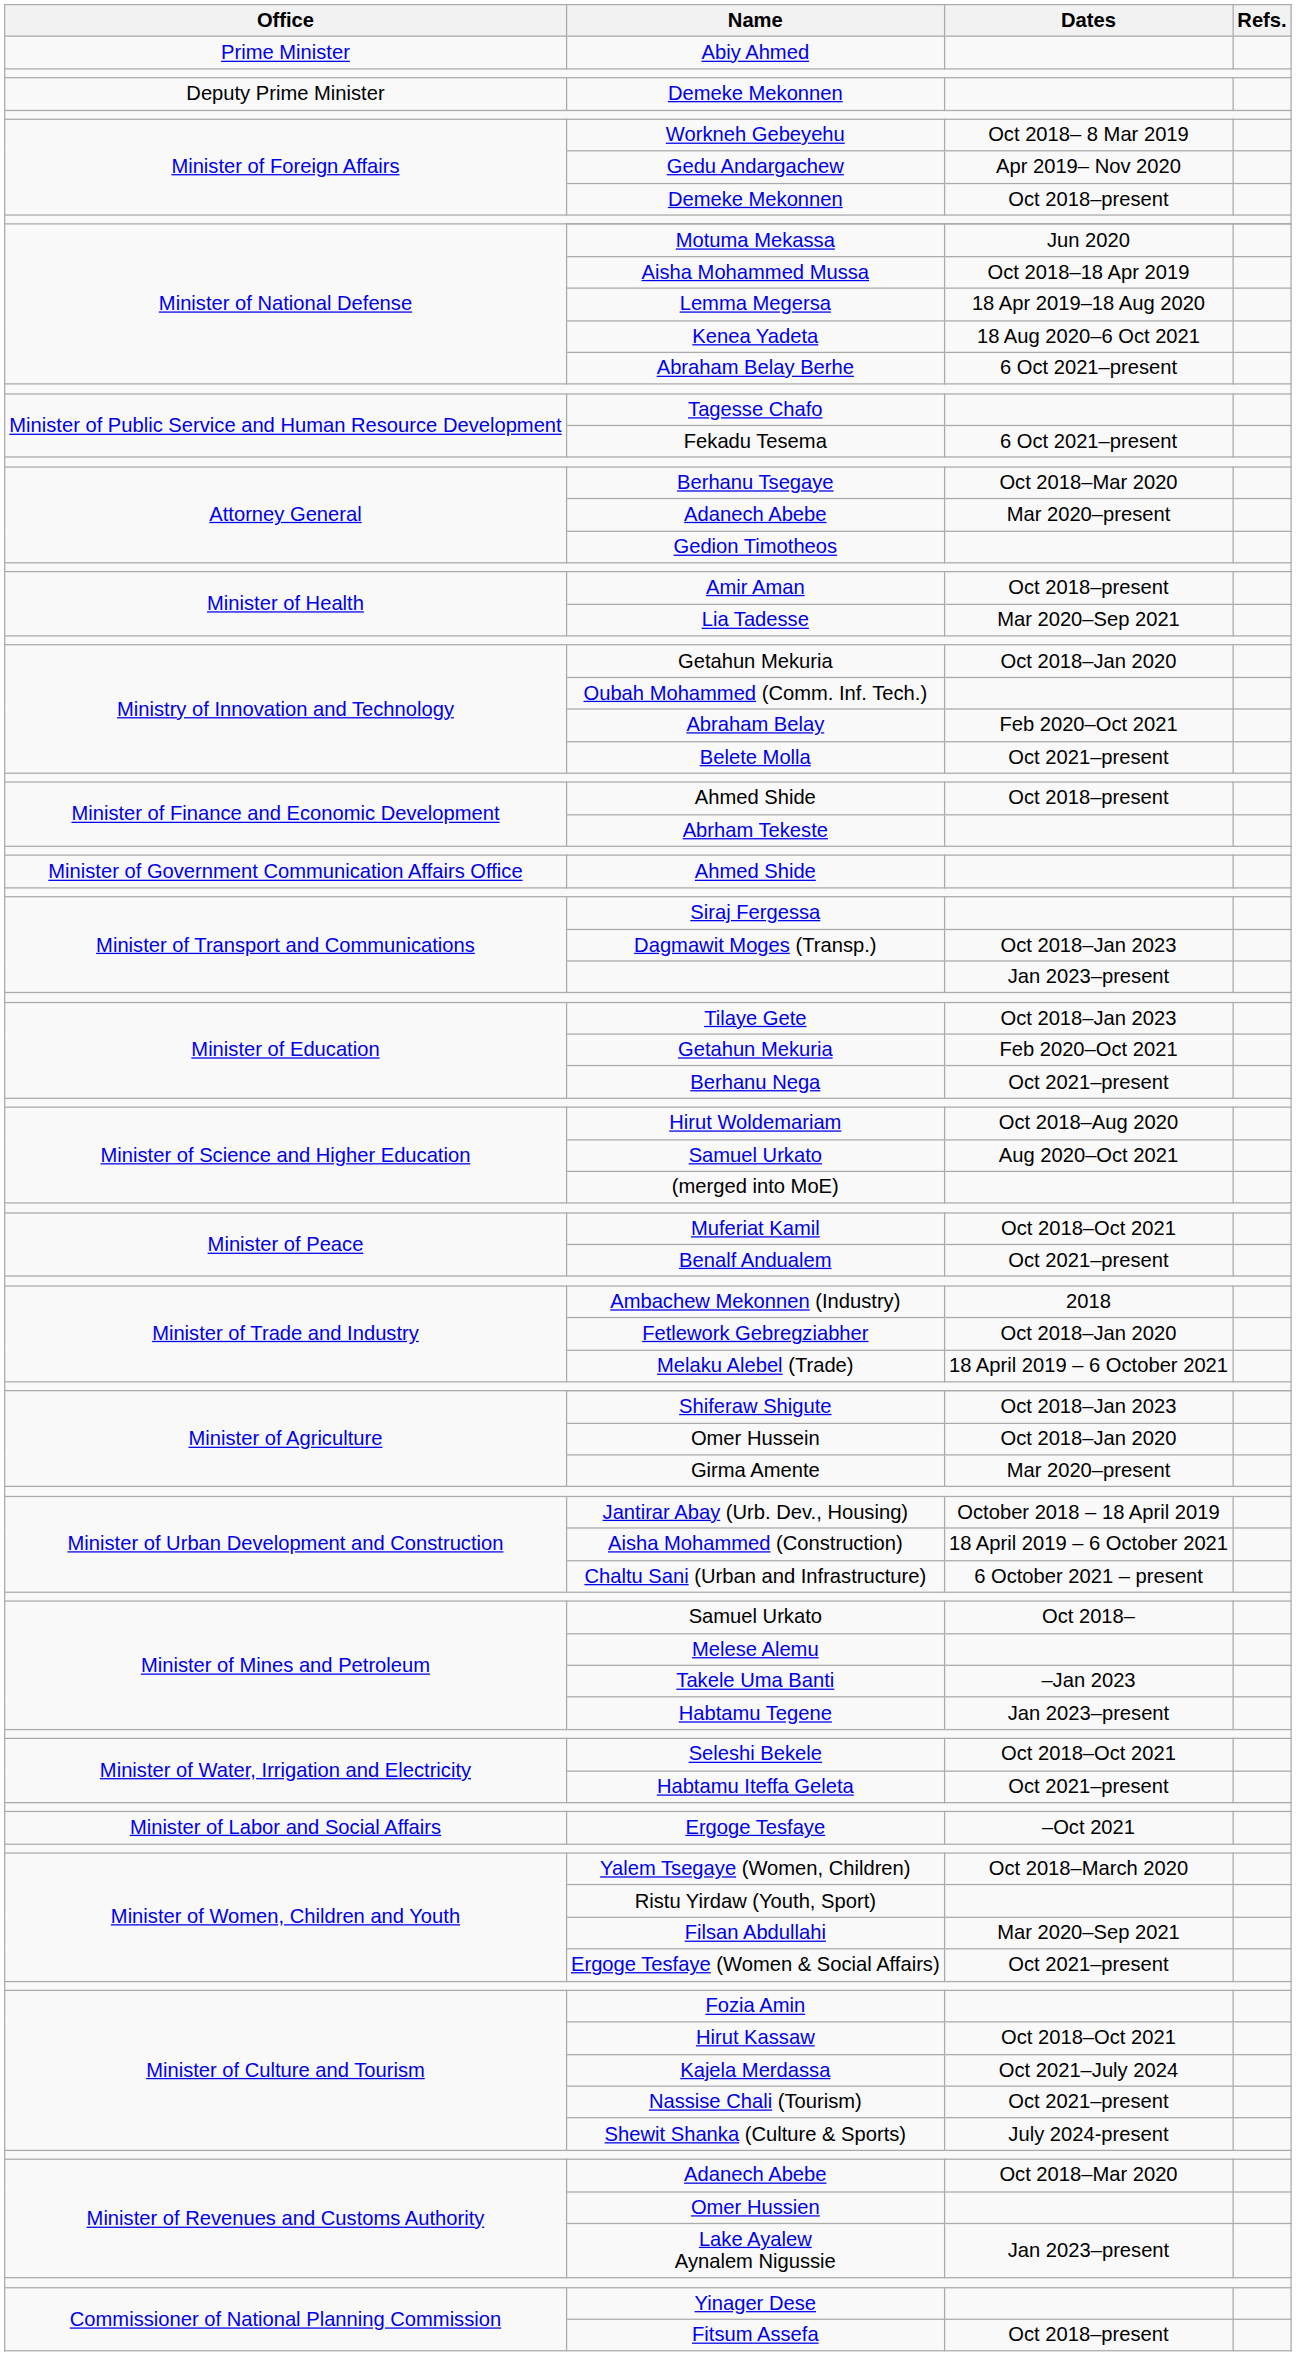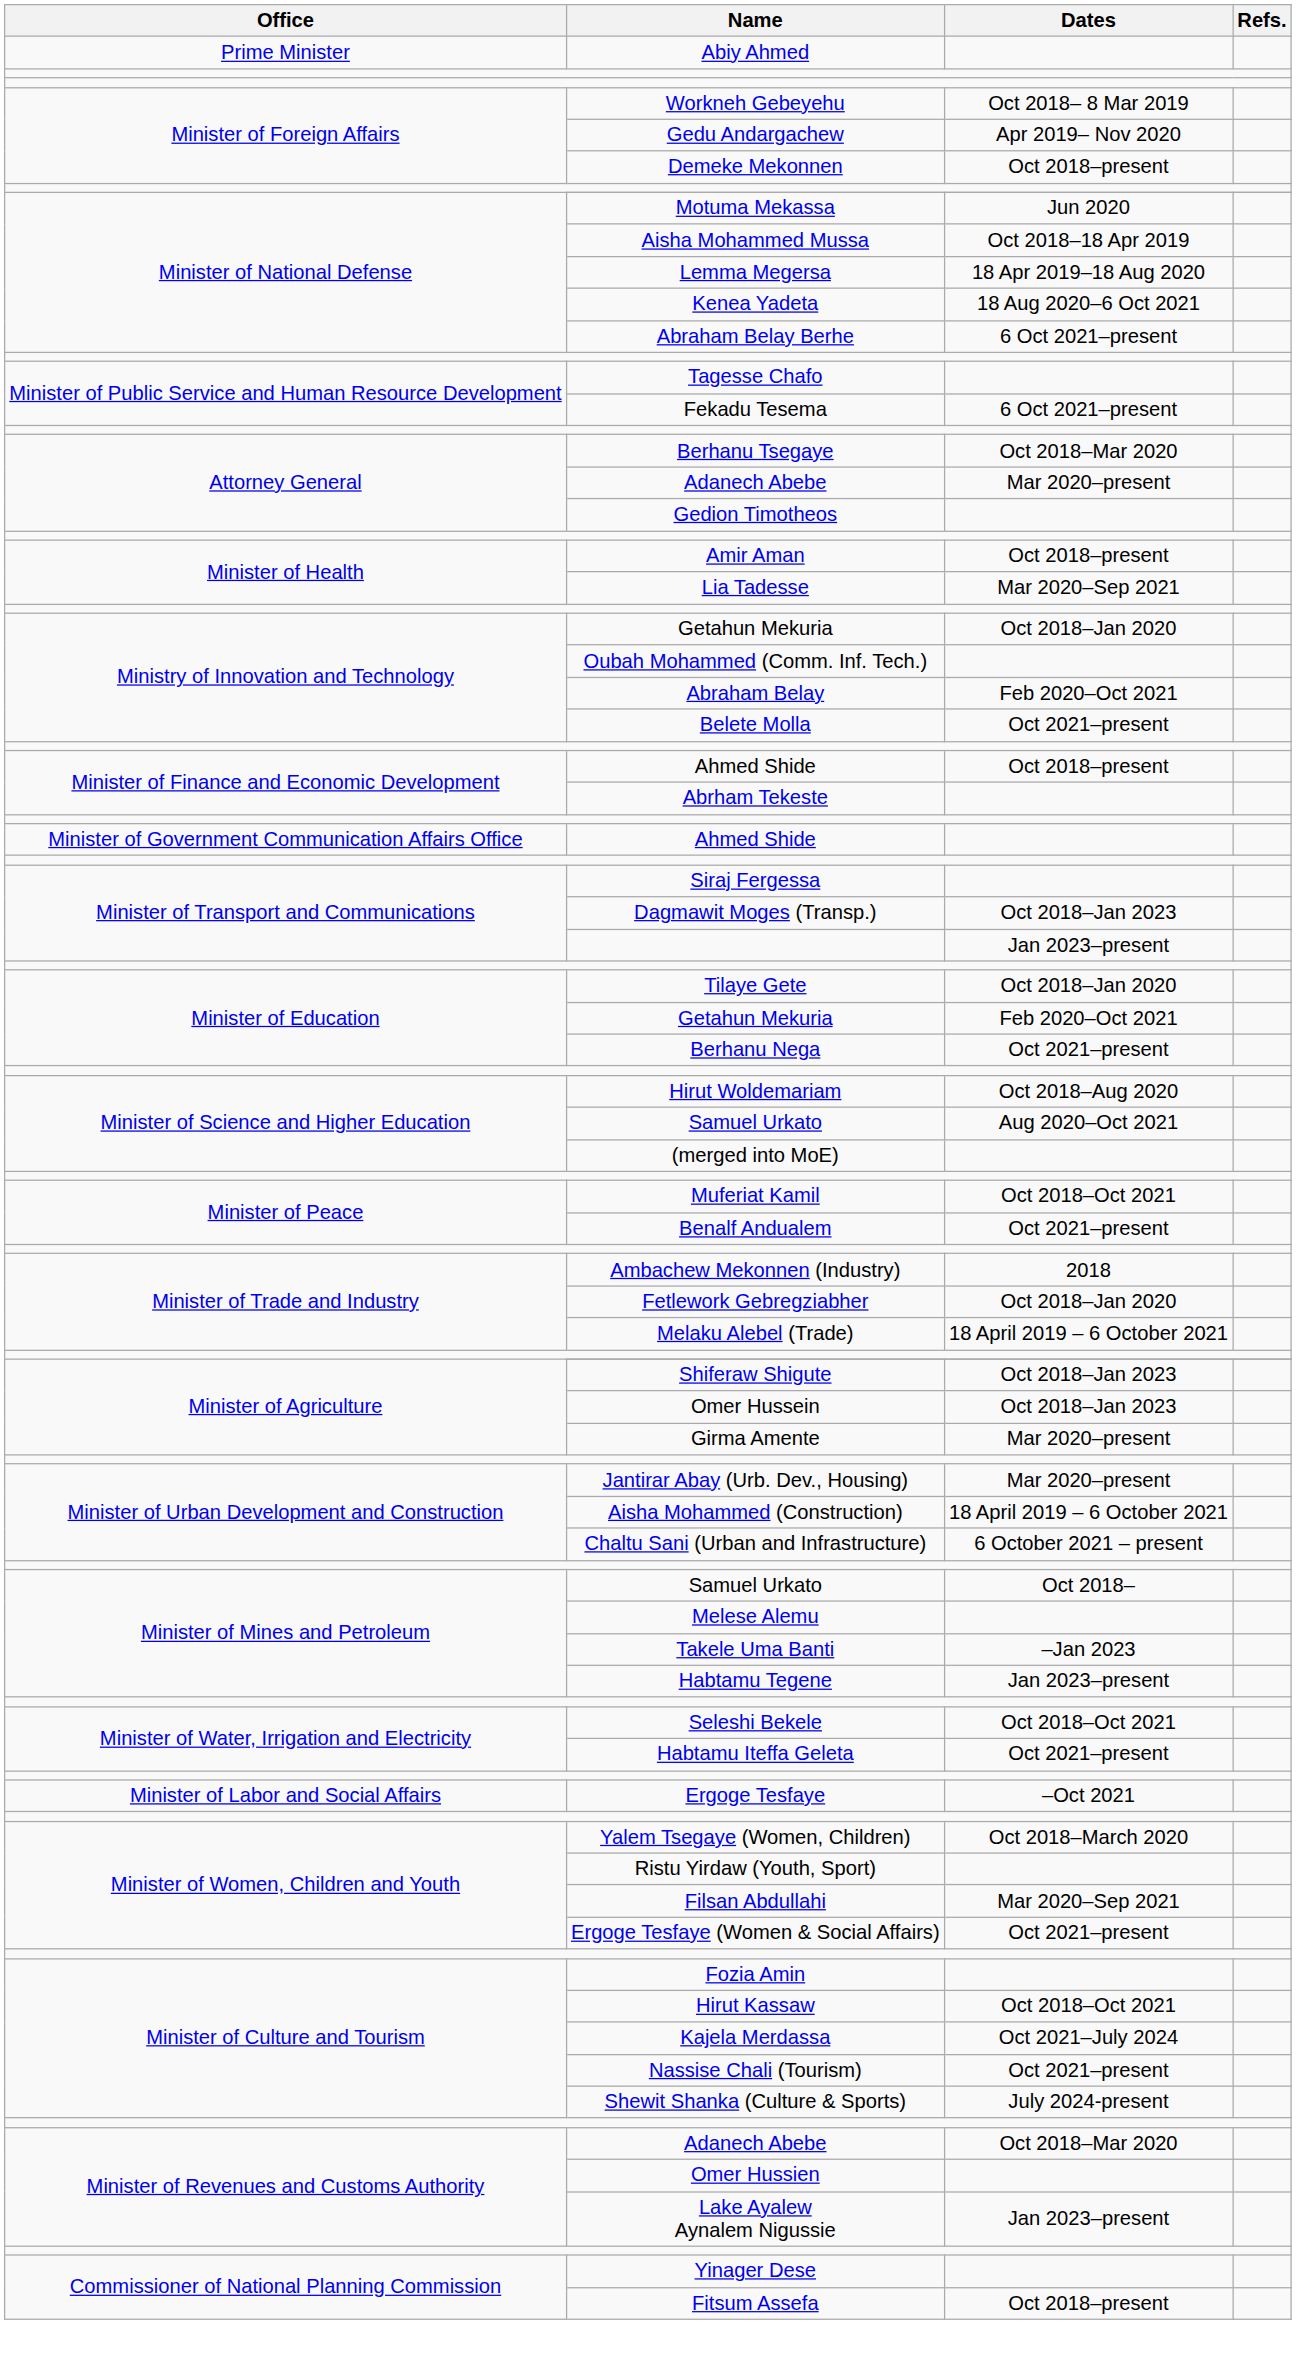- row: (285, 93)
(1088, 1017) Oct 2018–Jan 2023 -> (1088, 985) Oct 2018–Jan 2020
(1088, 1438) Oct 2018–Jan 2020 -> (1088, 1406) Oct 2018–Jan 2023
(1088, 1512) October 2018 – 18 April 2019 -> (1088, 1480) Mar 2020–present
